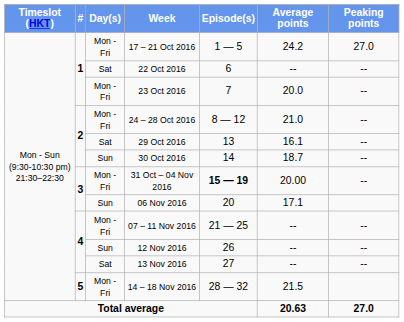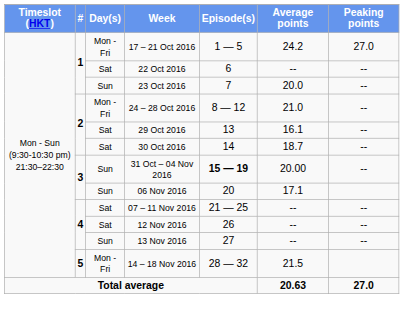(105, 92) Mon - Fri -> (105, 86) Sun
(105, 159) Sun -> (105, 147) Sat
(105, 181) Mon - Fri -> (105, 169) Sun
(105, 226) Mon - Fri -> (105, 208) Sat
(105, 248) Sun -> (105, 225) Sat
(105, 265) Sat -> (105, 241) Sun
